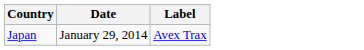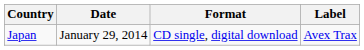+ column: (225, 14)
